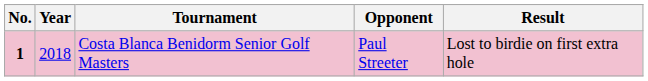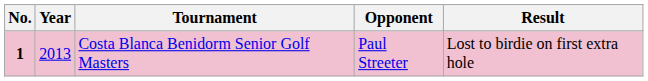(55, 53) 2018 -> (55, 53) 2013
